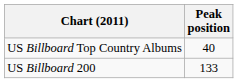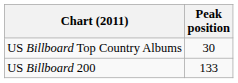(209, 48) 40 -> (209, 48) 30
